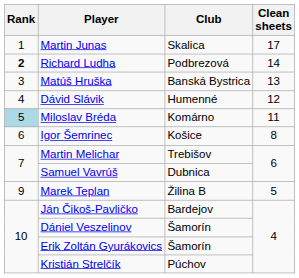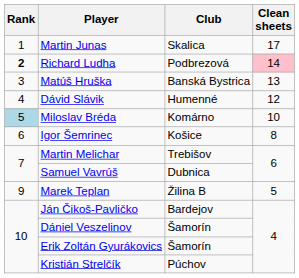(274, 63) no background -> (274, 63) pink background
(274, 117) 11 -> (274, 117) 10
